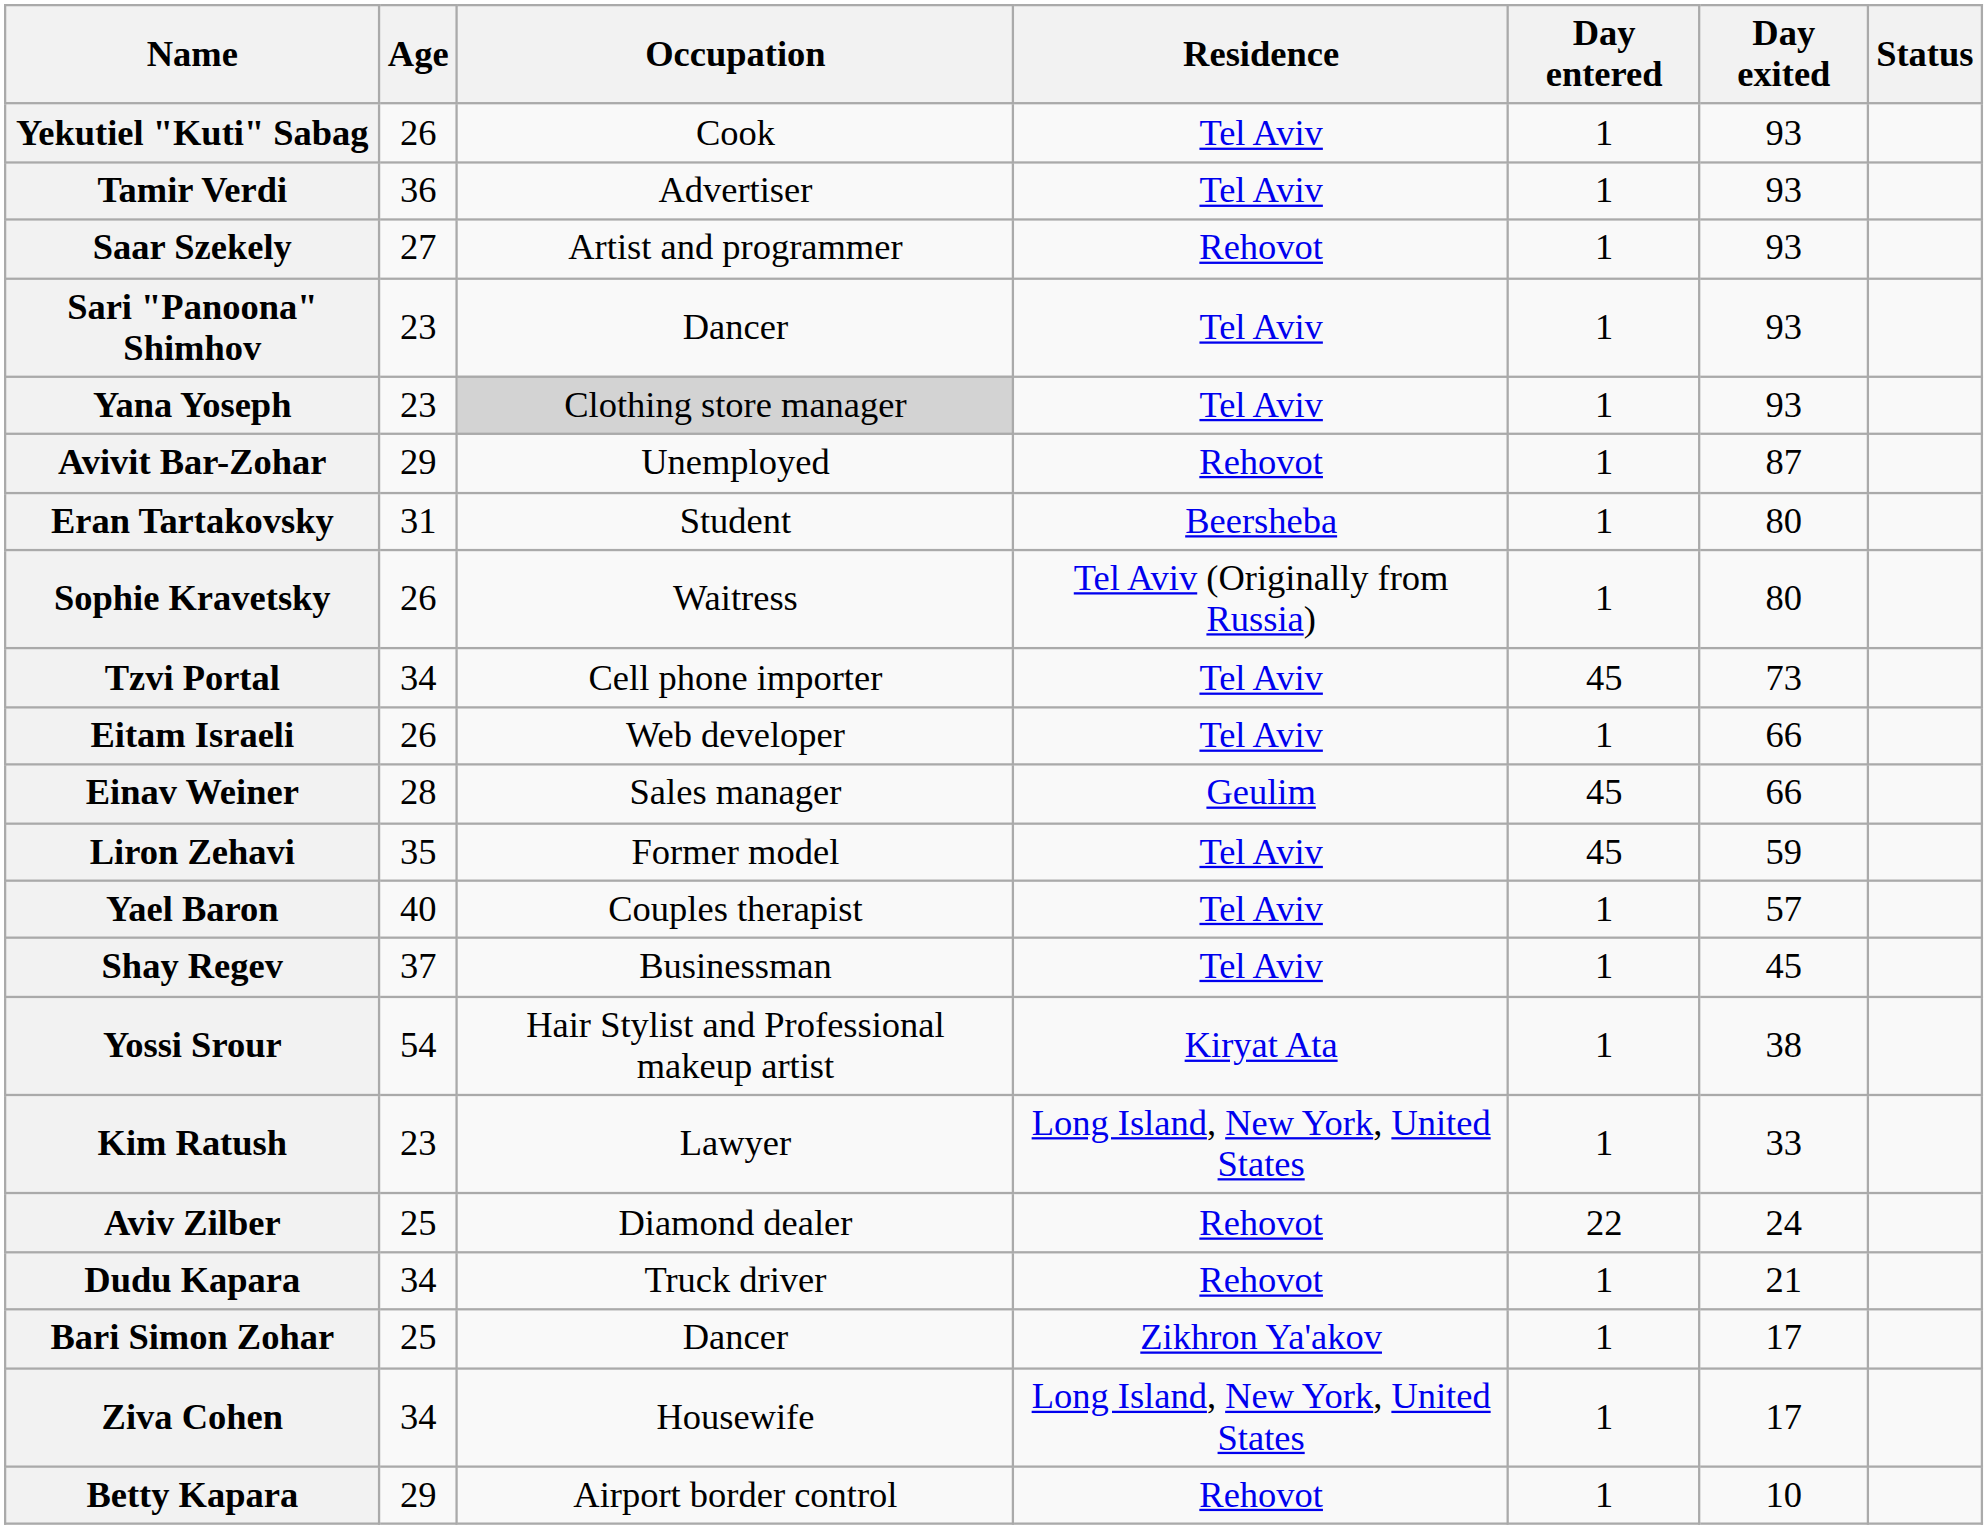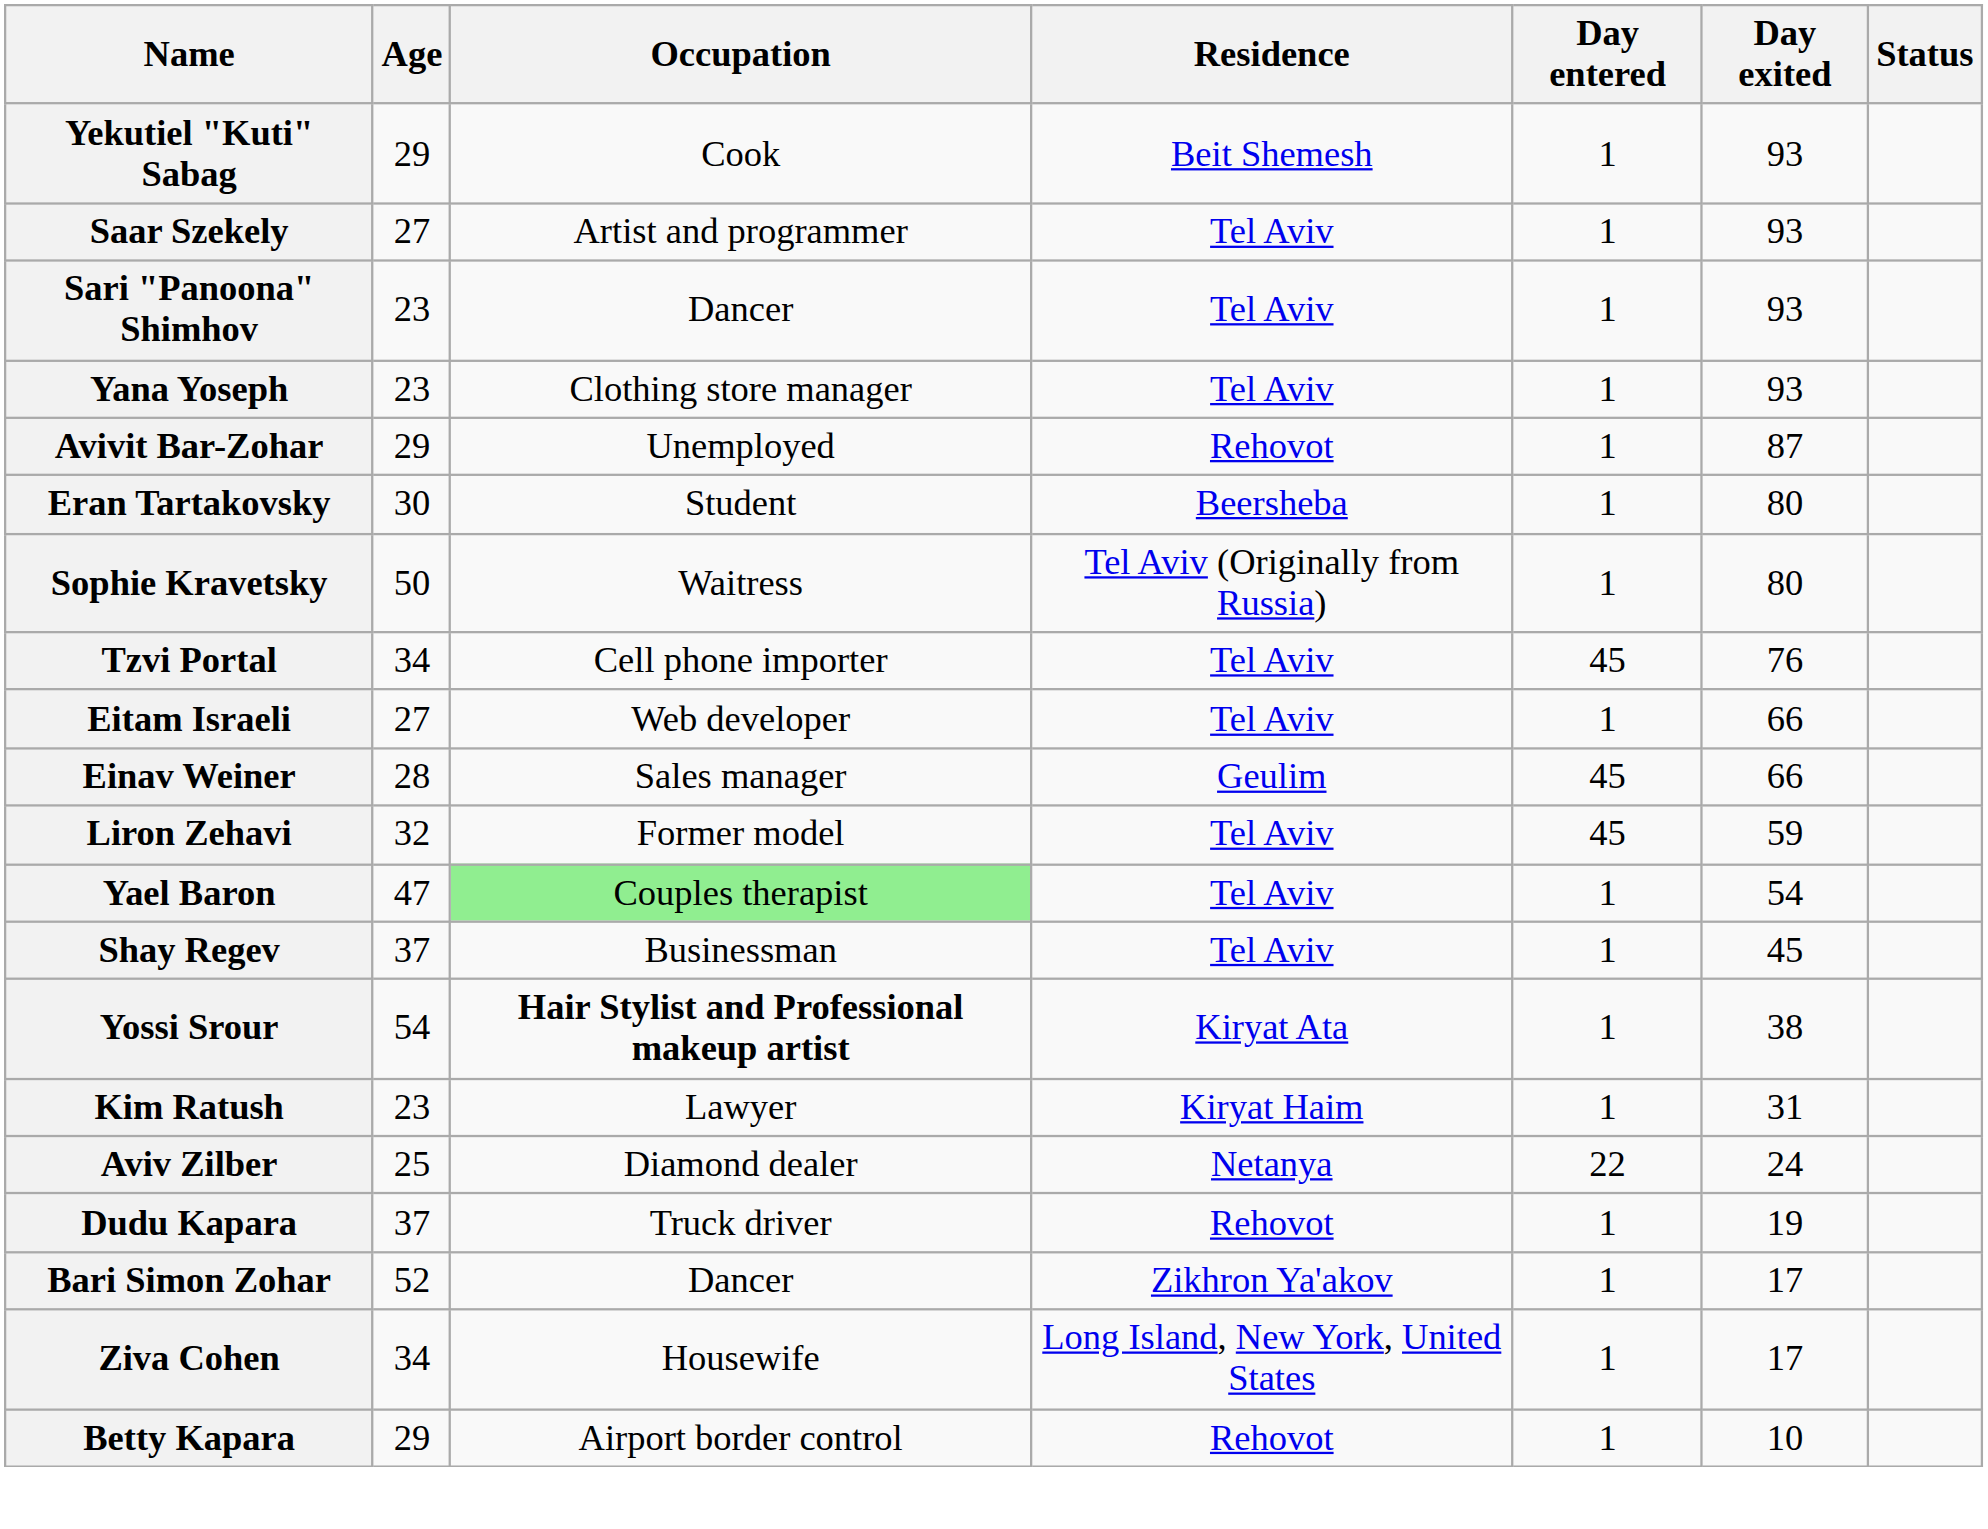(418, 132) 26 -> (412, 152) 29
(1261, 132) Tel Aviv -> (1272, 152) Beit Shemesh
- row: (192, 190)
(1261, 248) Rehovot -> (1272, 231) Tel Aviv
(735, 404) lightgrey background -> (741, 387) no background
(418, 520) 31 -> (412, 503) 30
(418, 598) 26 -> (412, 582) 50
(1784, 677) 73 -> (1785, 660) 76
(418, 735) 26 -> (412, 718) 27
(418, 850) 35 -> (412, 833) 32
(418, 908) 40 -> (412, 891) 47
(735, 908) no background -> (741, 891) lightgreen background
(1784, 908) 57 -> (1785, 891) 54
(735, 1044) normal -> (741, 1028) bold
(1261, 1143) Long Island, New York, United States -> (1272, 1106) Kiryat Haim
(1784, 1143) 33 -> (1785, 1106) 31
(1261, 1222) Rehovot -> (1272, 1164) Netanya
(418, 1280) 34 -> (412, 1222) 37
(1784, 1280) 21 -> (1785, 1222) 19
(418, 1337) 25 -> (412, 1280) 52
